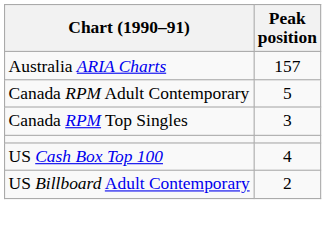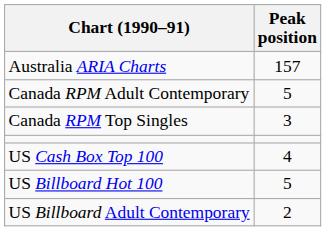+ row: (86, 184)
